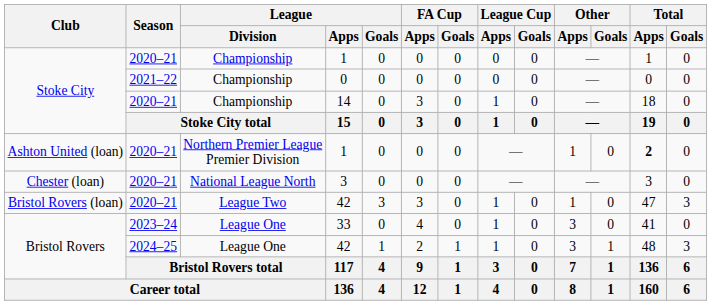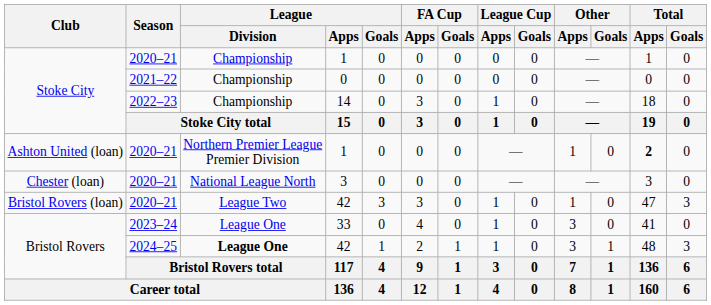(153, 101) 2020–21 -> (153, 101) 2022–23
(253, 246) normal -> (253, 246) bold
